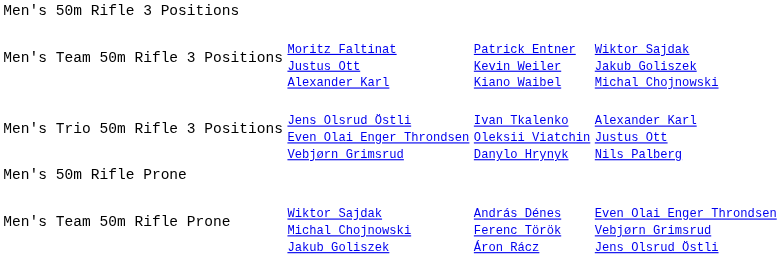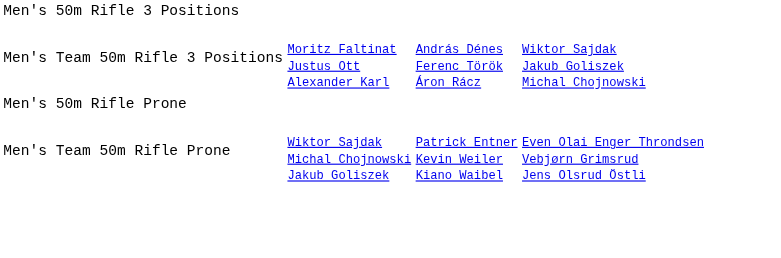(525, 66) Patrick Entner Kevin Weiler Kiano Waibel -> (459, 66) András Dénes Ferenc Török Áron Rácz
- row: (143, 129)
(518, 231) András Dénes Ferenc Török Áron Rácz -> (467, 159) Patrick Entner Kevin Weiler Kiano Waibel
